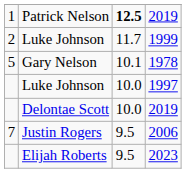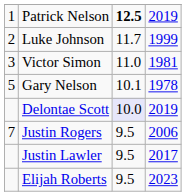+ row: (61, 62)
- row: (63, 86)
(129, 109) no background -> (129, 109) lavender background
+ row: (62, 156)
